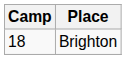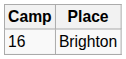(17, 41) 18 -> (17, 41) 16
